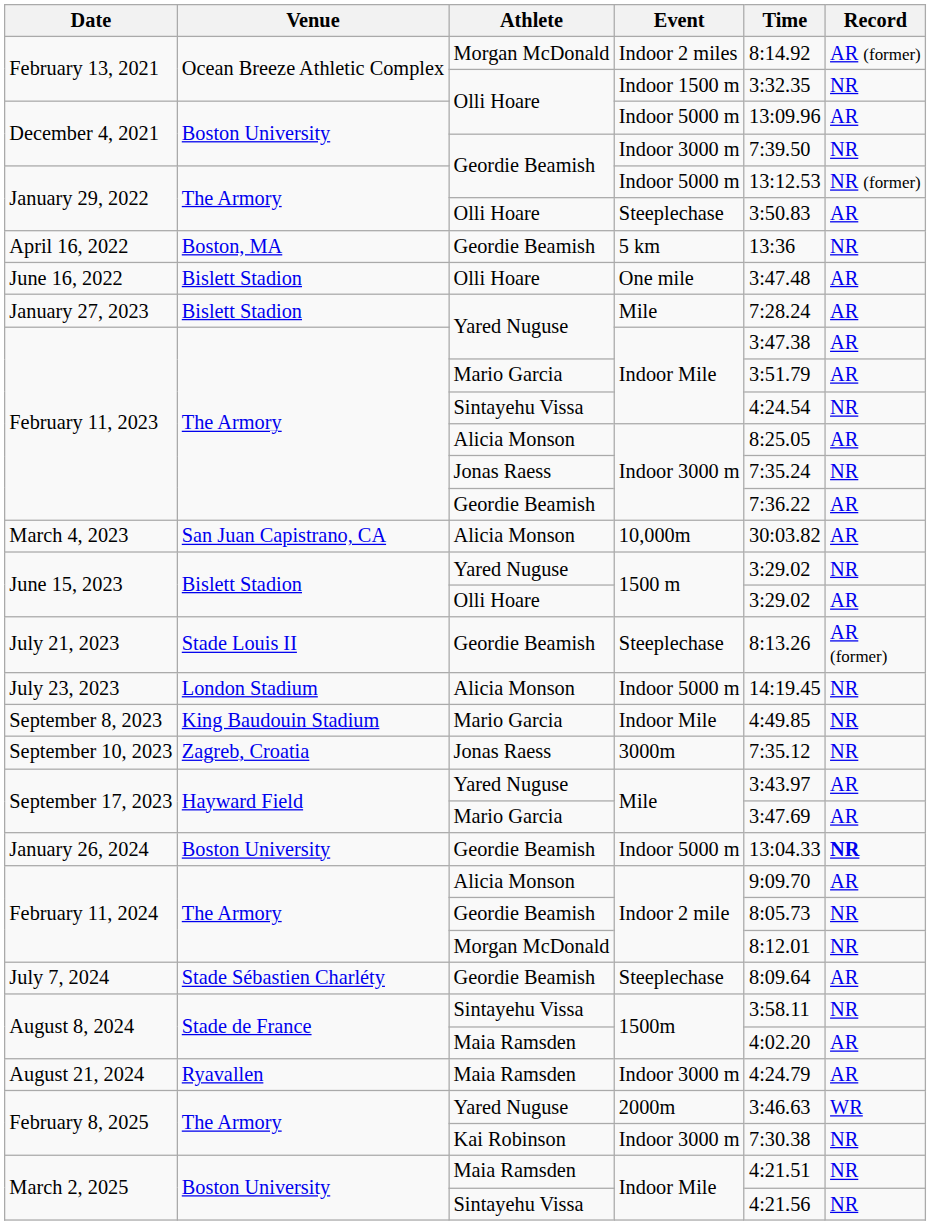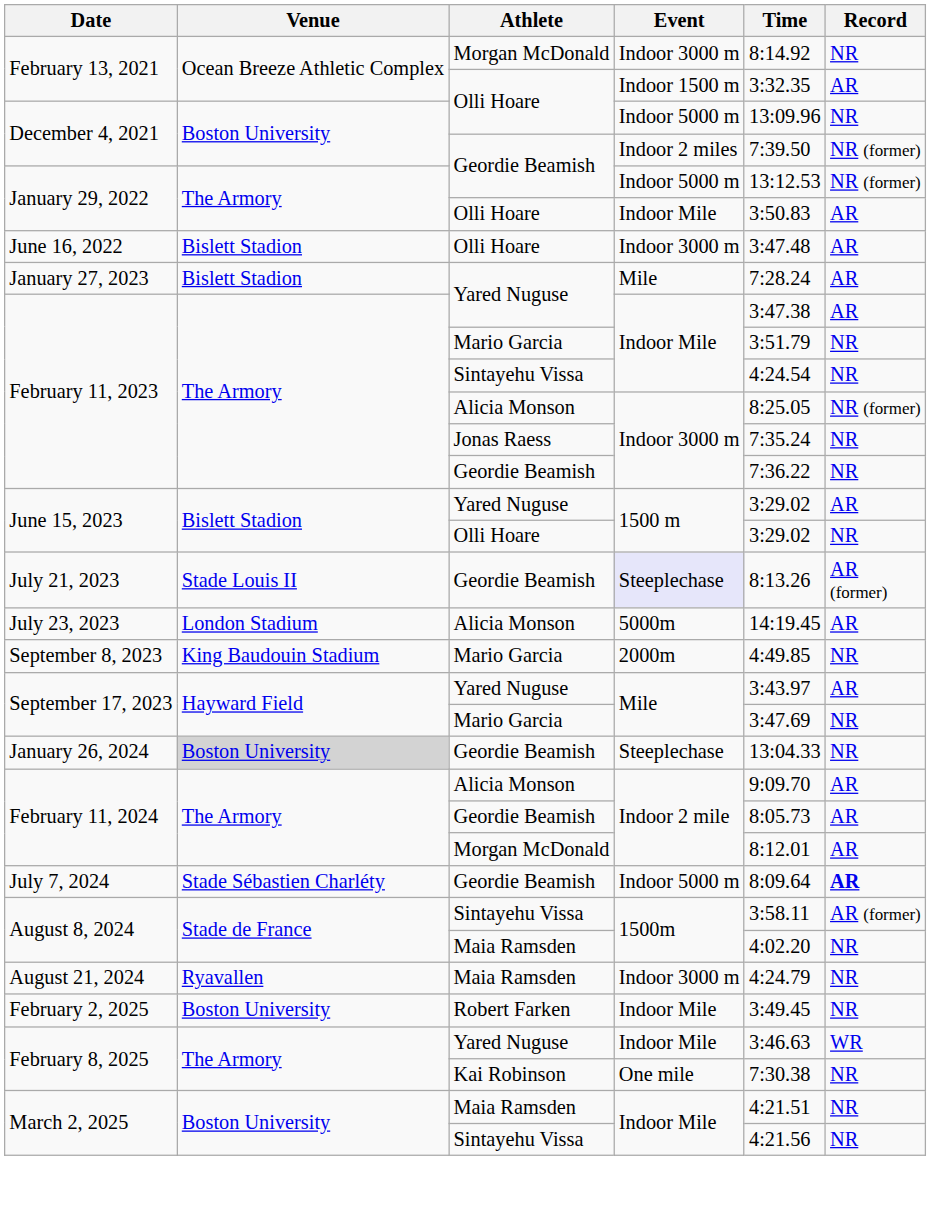(678, 52) Indoor 2 miles -> (679, 52) Indoor 3000 m
(875, 52) AR (former) -> (844, 52) NR
(844, 85) NR -> (844, 85) AR
(844, 117) AR -> (844, 117) NR
(679, 149) Indoor 3000 m -> (678, 149) Indoor 2 miles
(844, 149) NR -> (875, 149) NR (former)
(671, 213) Steeplechase -> (668, 213) Indoor Mile
- row: (69, 246)
(656, 278) One mile -> (679, 246) Indoor 3000 m
(844, 375) AR -> (844, 342) NR
(844, 439) AR -> (875, 407) NR (former)
(844, 504) AR -> (844, 471) NR
- row: (69, 536)
(844, 568) NR -> (844, 504) AR
(844, 600) AR -> (844, 536) NR
(671, 644) no background -> (671, 579) lavender background
(679, 687) Indoor 5000 m -> (647, 623) 5000m
(844, 687) NR -> (844, 623) AR
(668, 720) Indoor Mile -> (647, 655) 2000m
- row: (91, 752)
(844, 816) AR -> (844, 720) NR
(256, 849) no background -> (256, 752) lightgrey background
(679, 849) Indoor 5000 m -> (671, 752) Steeplechase
(845, 849) bold -> (844, 752) normal
(844, 913) NR -> (844, 816) AR
(844, 945) NR -> (844, 849) AR
(671, 978) Steeplechase -> (679, 881) Indoor 5000 m
(844, 978) normal -> (845, 881) bold
(844, 1010) NR -> (875, 913) AR (former)
(844, 1042) AR -> (844, 945) NR
(844, 1074) AR -> (844, 978) NR
+ row: (79, 1010)
(647, 1106) 2000m -> (668, 1042) Indoor Mile
(679, 1139) Indoor 3000 m -> (656, 1074) One mile
